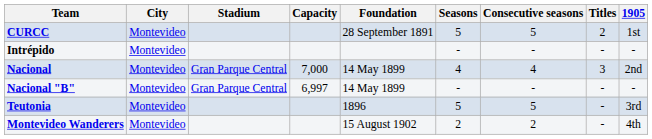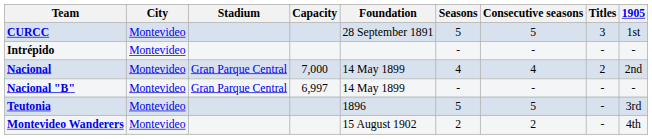(603, 32) 2 -> (603, 32) 3
(603, 69) 3 -> (603, 69) 2
